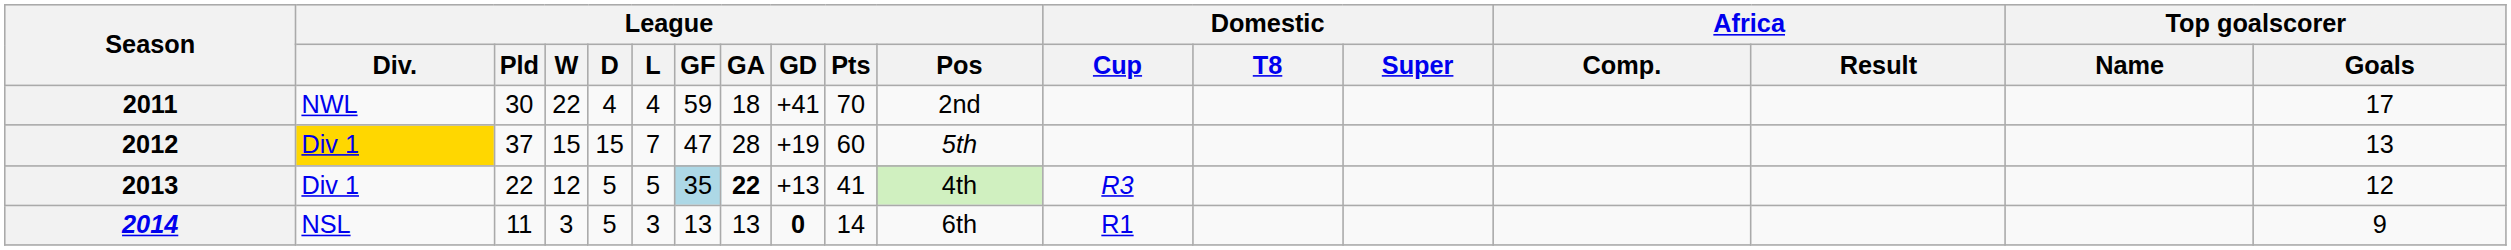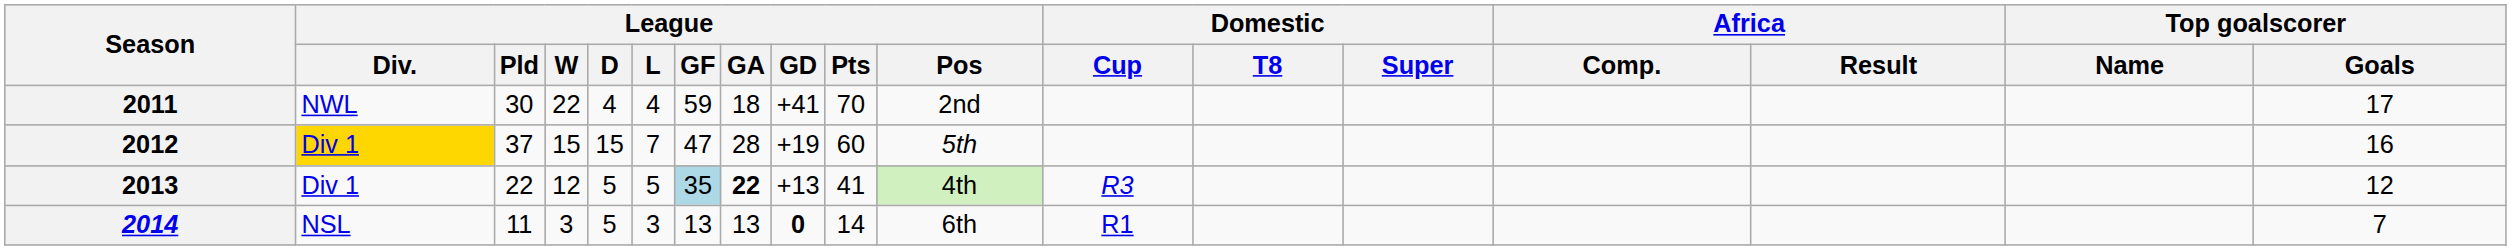(2380, 144) 13 -> (2380, 144) 16
(2380, 225) 9 -> (2380, 225) 7
